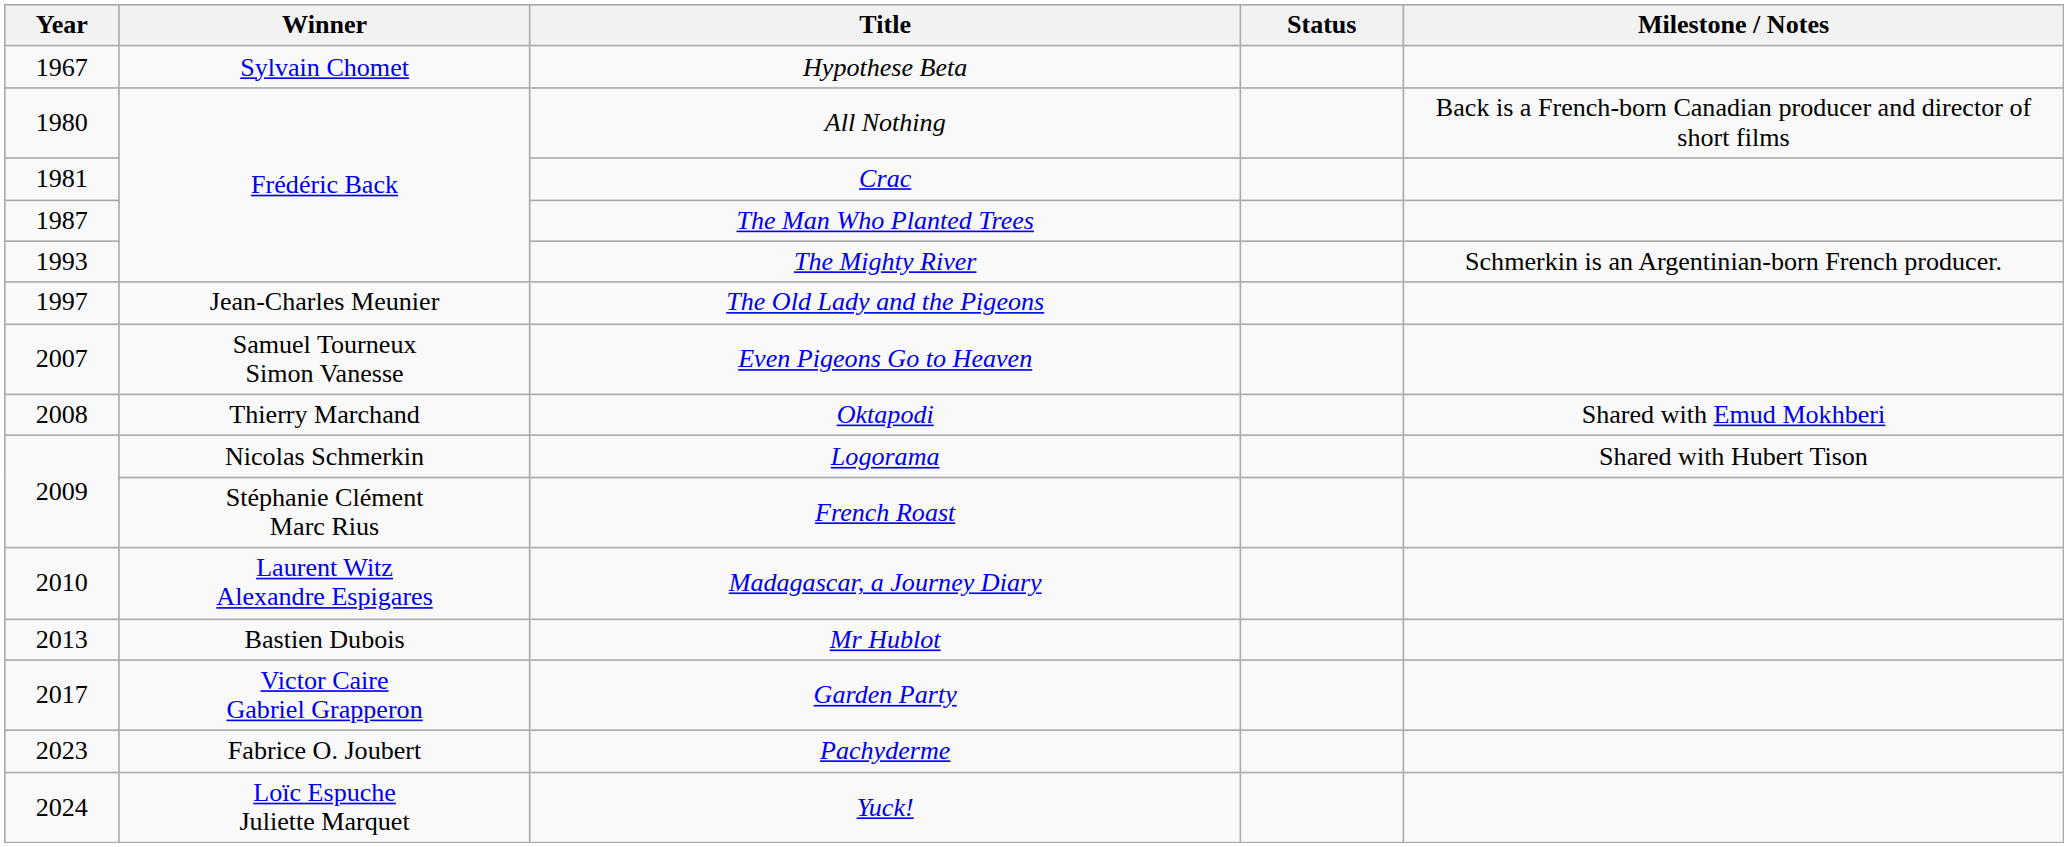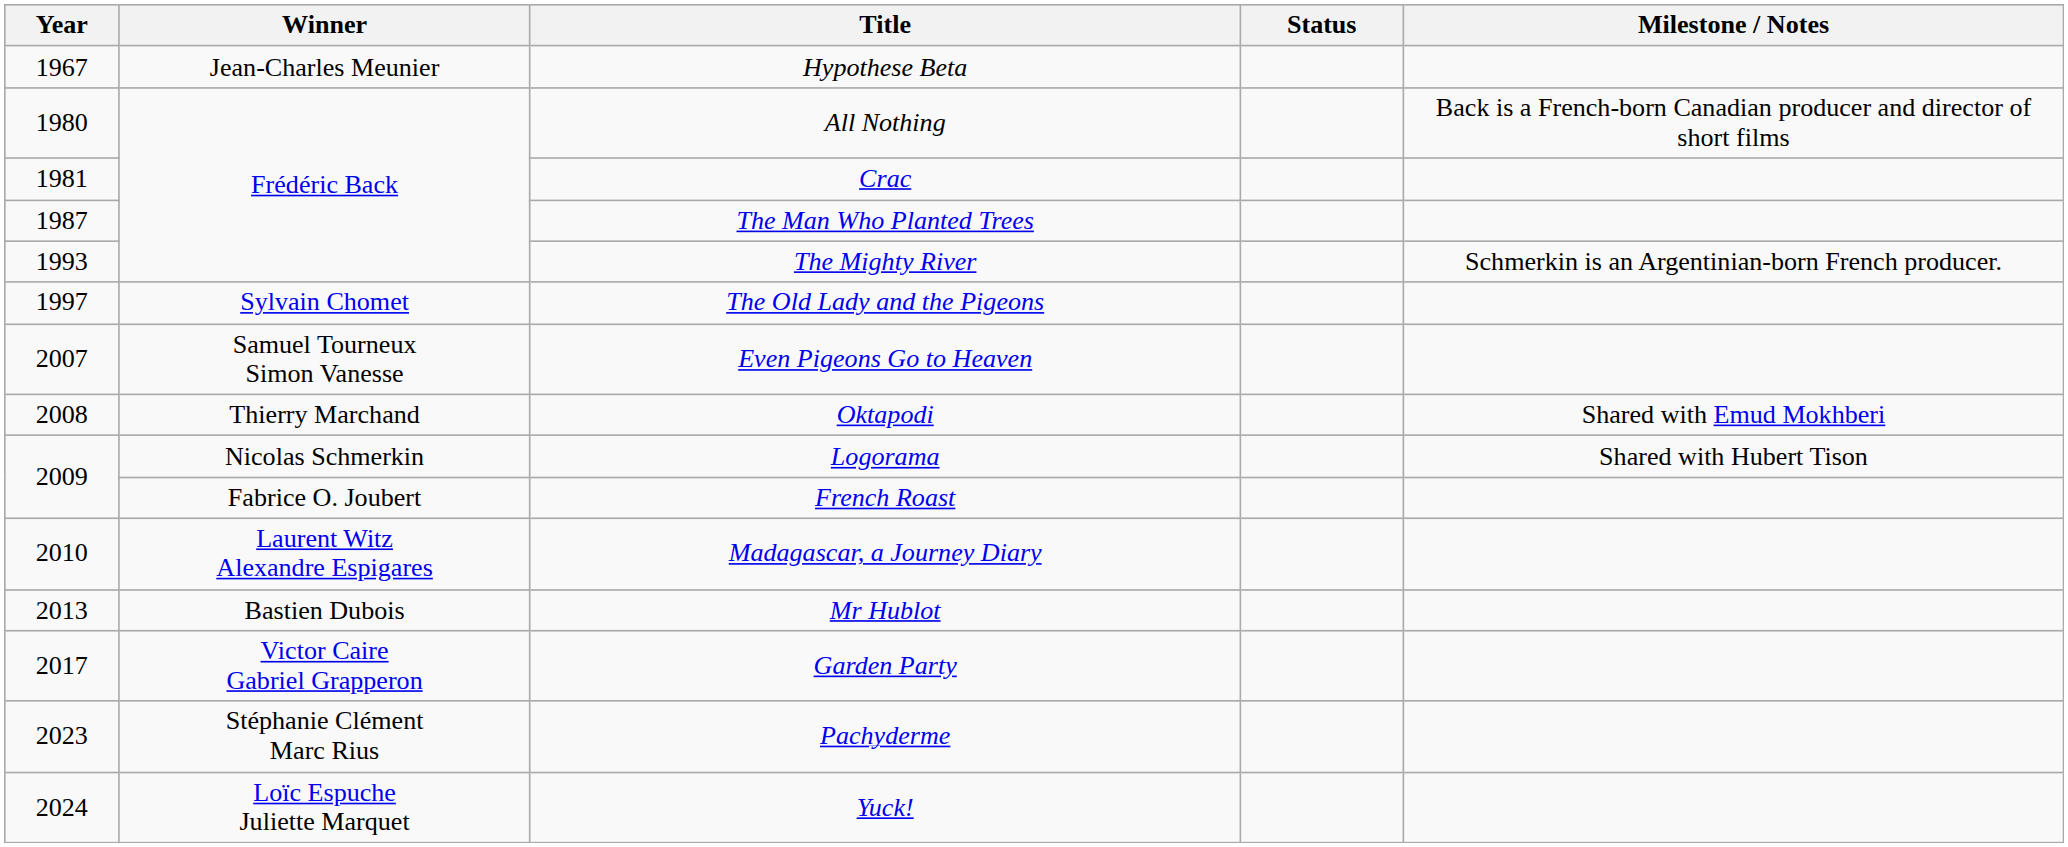(325, 66) Sylvain Chomet -> (325, 66) Jean-Charles Meunier
(325, 302) Jean-Charles Meunier -> (325, 302) Sylvain Chomet
(325, 512) Stéphanie Clément Marc Rius -> (325, 497) Fabrice O. Joubert
(325, 750) Fabrice O. Joubert -> (325, 736) Stéphanie Clément Marc Rius
